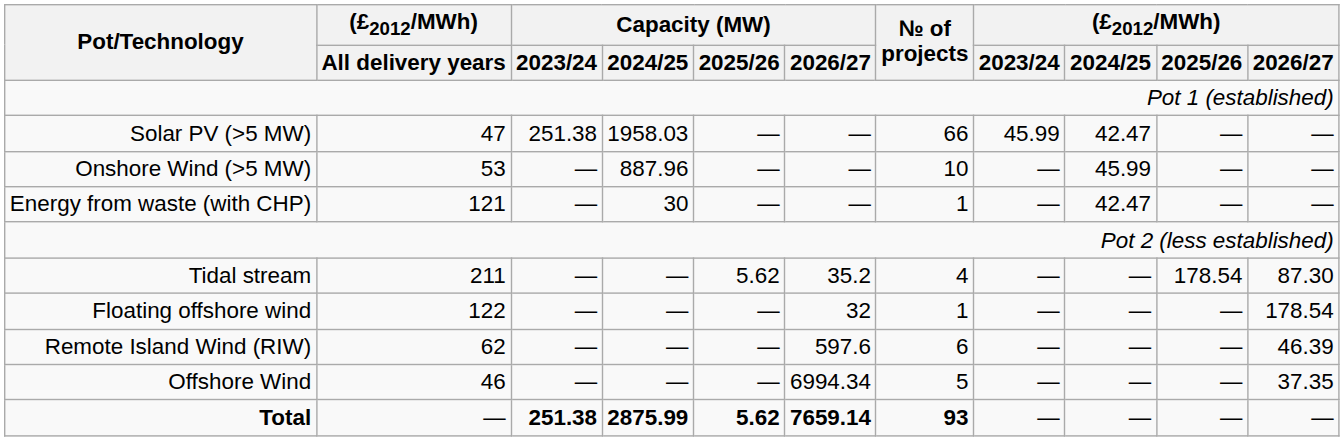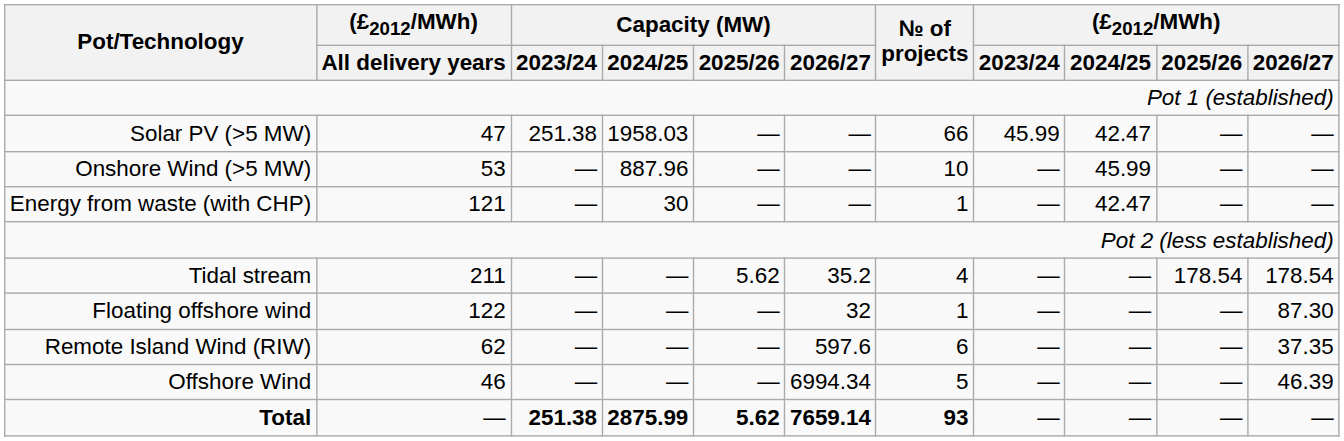(1306, 275) 87.30 -> (1299, 275) 178.54
(1299, 310) 178.54 -> (1306, 310) 87.30
(1306, 346) 46.39 -> (1306, 346) 37.35
(1306, 381) 37.35 -> (1306, 381) 46.39
